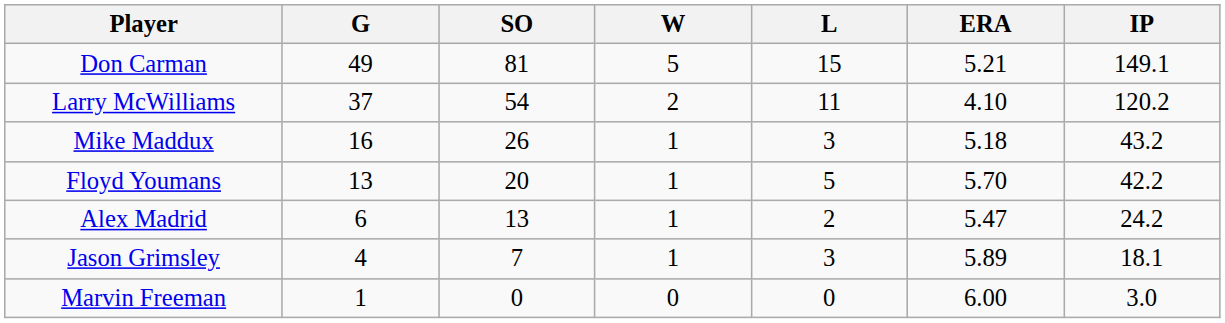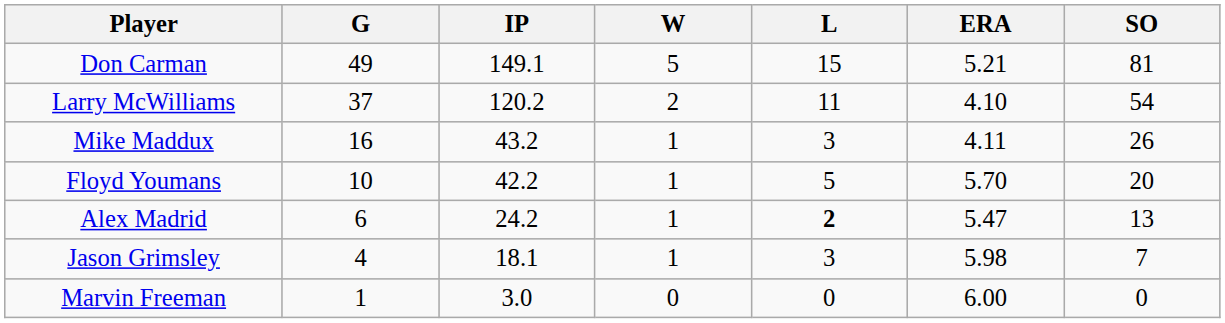columns swapped: (1142, 24) <-> (517, 24)
(985, 141) 5.18 -> (985, 141) 4.11
(361, 180) 13 -> (361, 180) 10
(829, 219) normal -> (829, 219) bold
(985, 258) 5.89 -> (985, 258) 5.98
